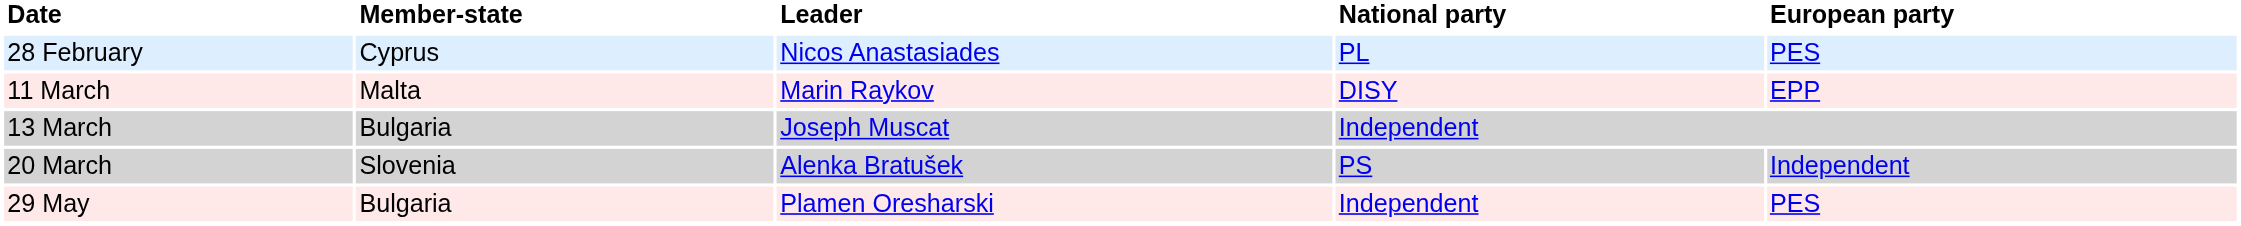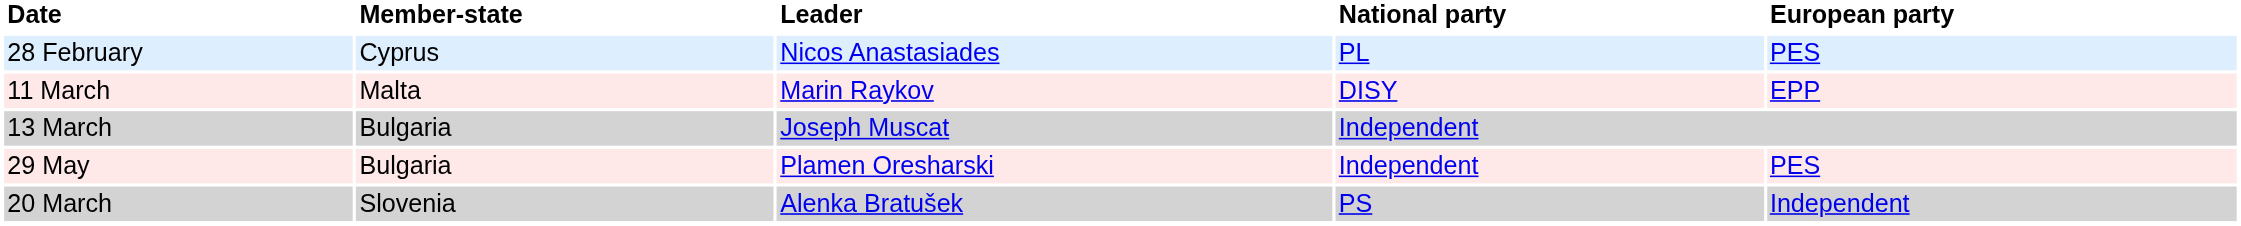rows swapped: (60, 165) <-> (48, 203)
